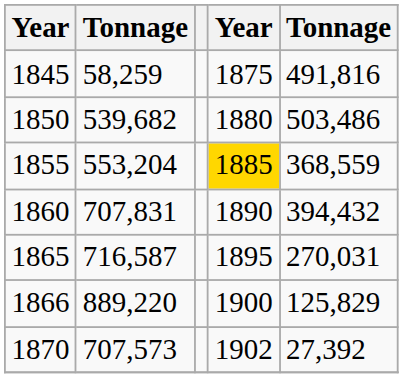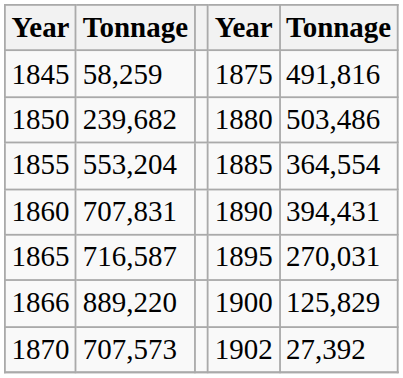(130, 119) 539,682 -> (130, 119) 239,682
(244, 165) gold background -> (244, 165) no background
(333, 165) 368,559 -> (333, 165) 364,554
(333, 211) 394,432 -> (333, 211) 394,431
